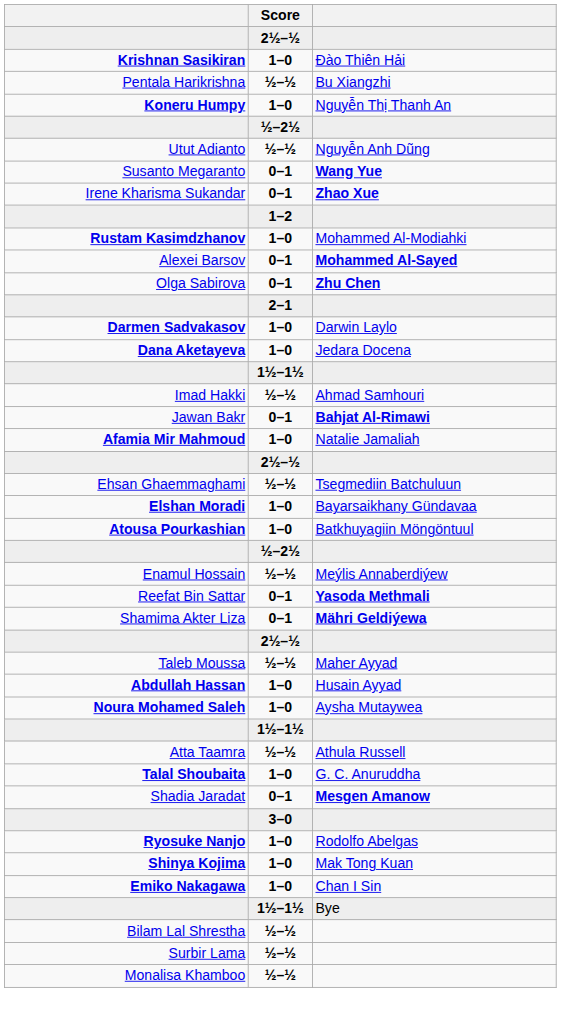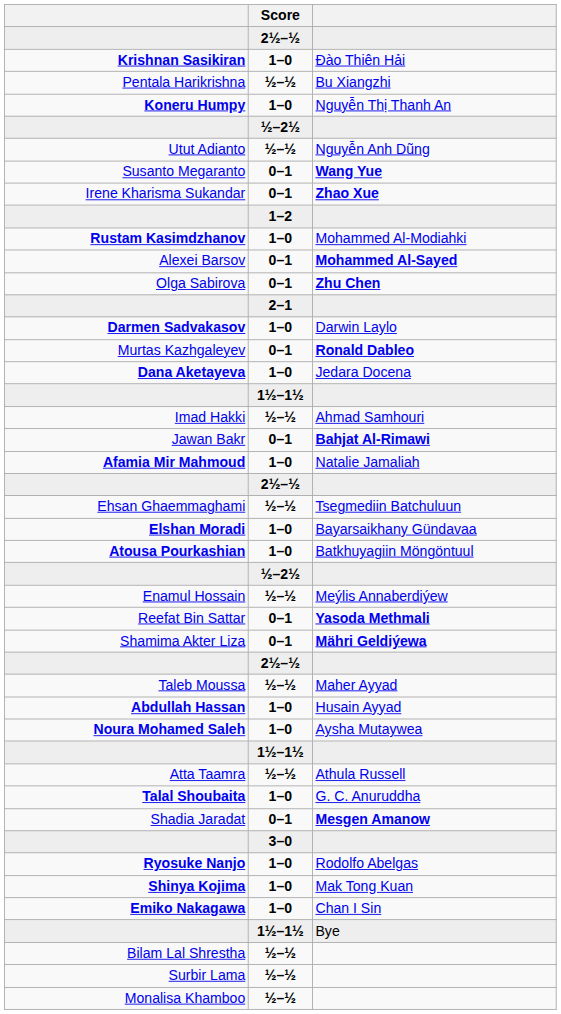+ row: (181, 350)
